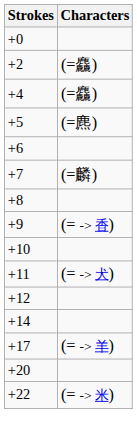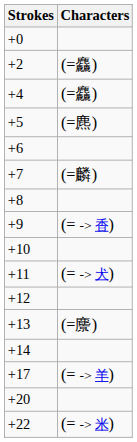+ row: (19, 324)
